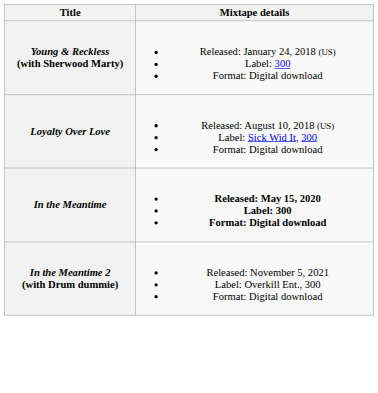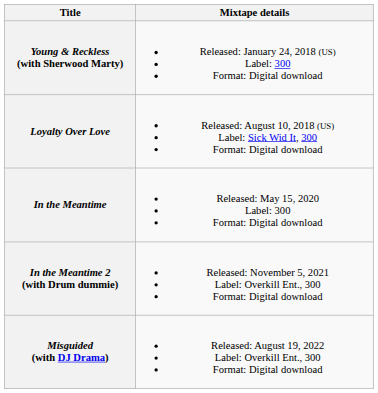(255, 211) bold -> (255, 211) normal
+ row: (70, 352)
